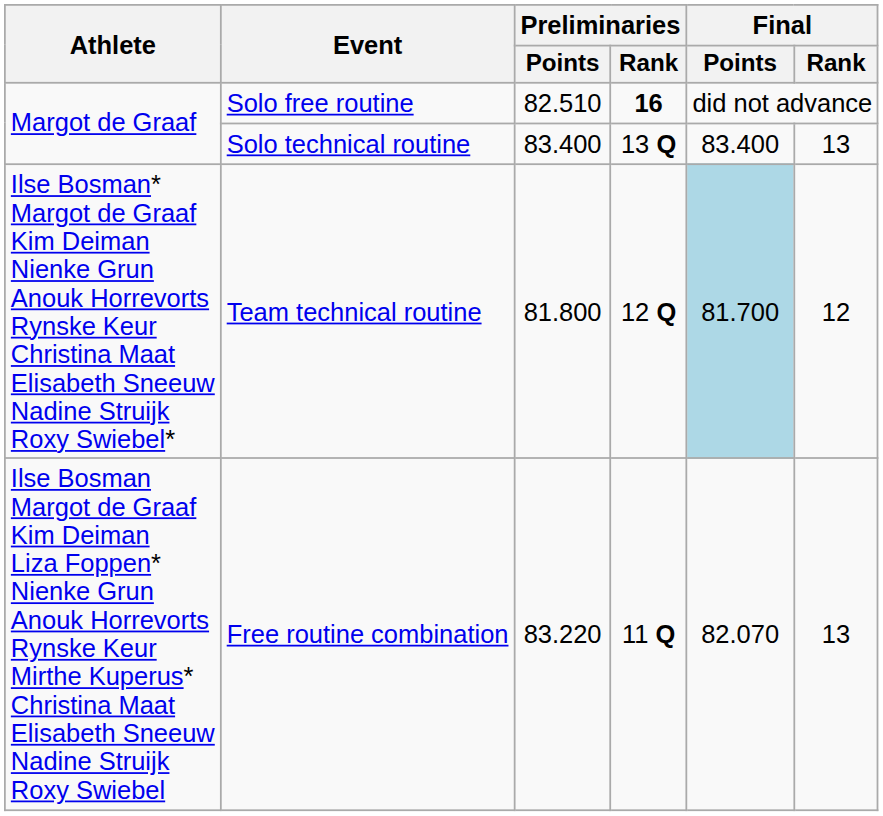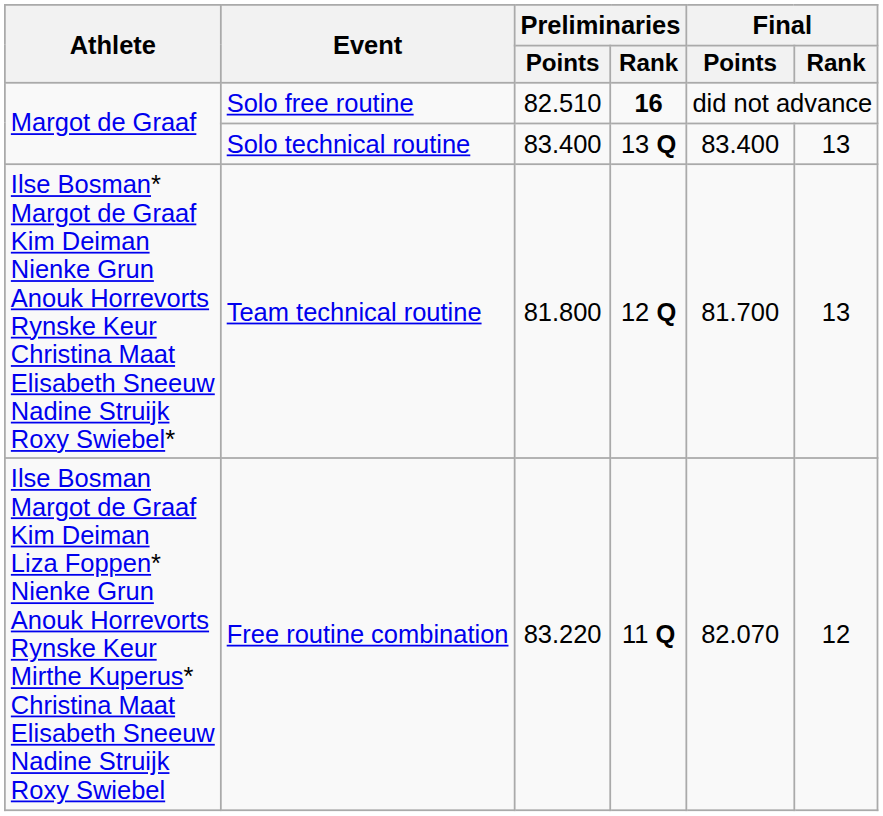(740, 312) lightblue background -> (740, 312) no background
(836, 312) 12 -> (836, 312) 13
(836, 635) 13 -> (836, 635) 12
